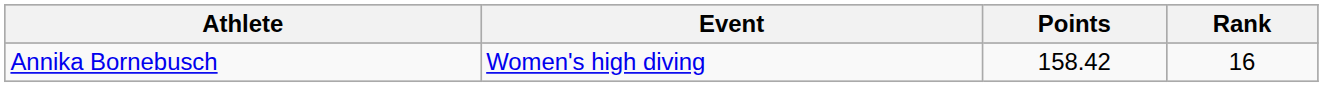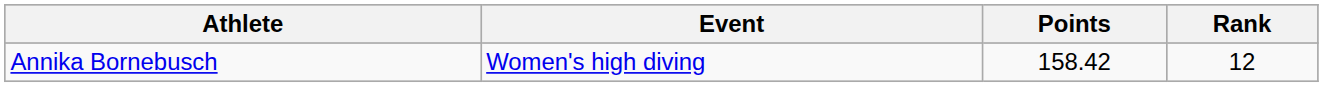(1242, 62) 16 -> (1242, 62) 12
